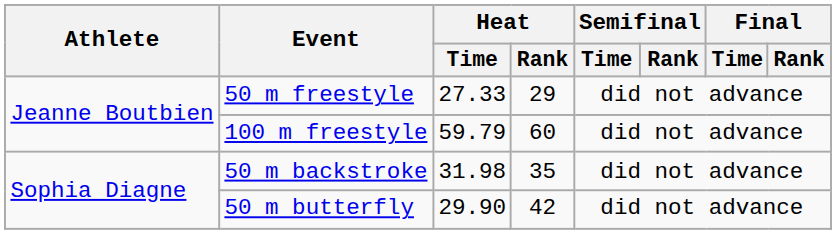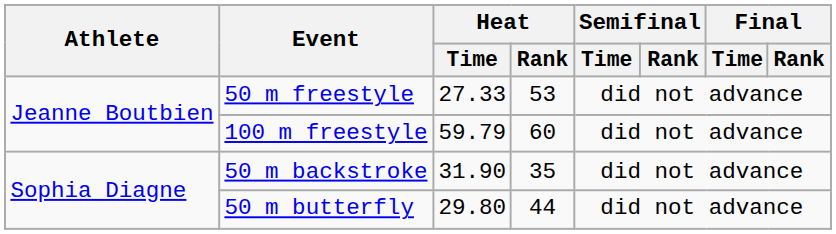(543, 95) 29 -> (543, 95) 53
(472, 171) 31.98 -> (472, 171) 31.90
(472, 209) 29.90 -> (472, 209) 29.80
(543, 209) 42 -> (543, 209) 44
